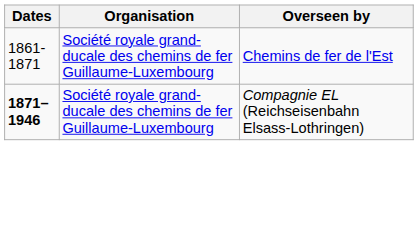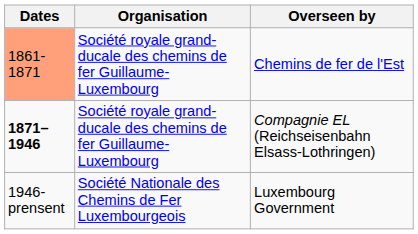(27, 56) no background -> (27, 64) lightsalmon background
+ row: (295, 200)
